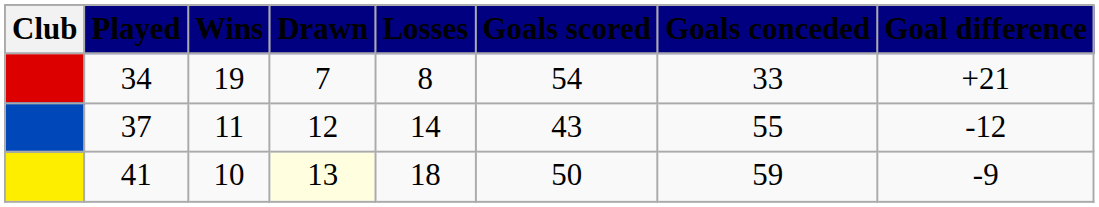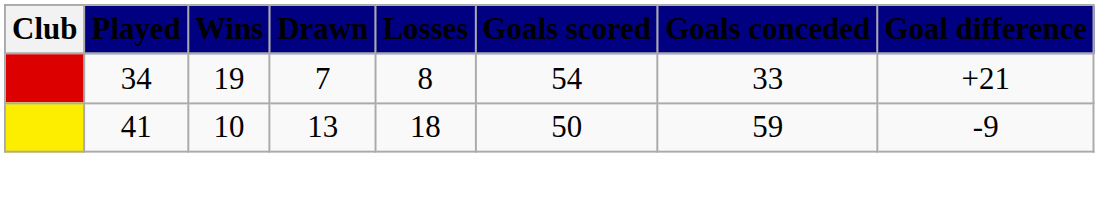- row: (136, 126)
(323, 175) lightyellow background -> (323, 126) no background
